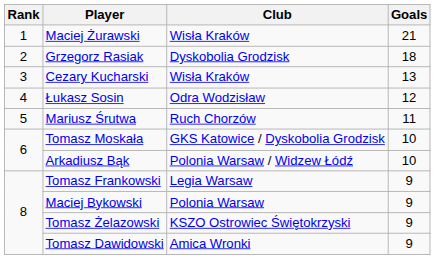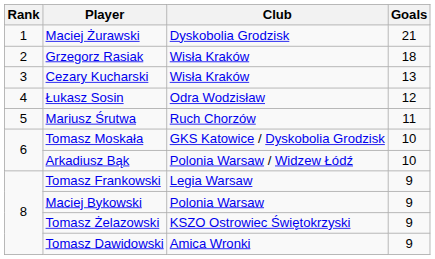(209, 35) Wisła Kraków -> (230, 35) Dyskobolia Grodzisk
(230, 56) Dyskobolia Grodzisk -> (209, 56) Wisła Kraków
